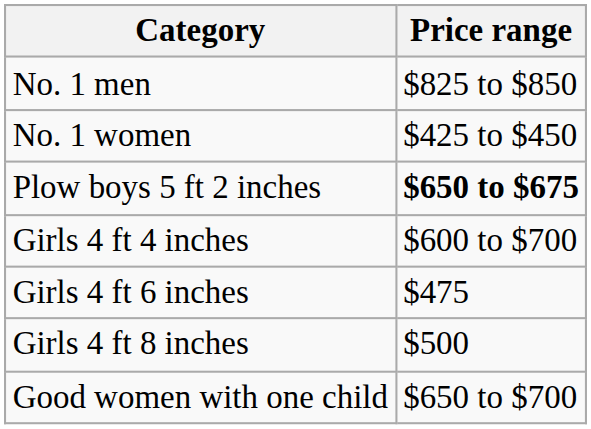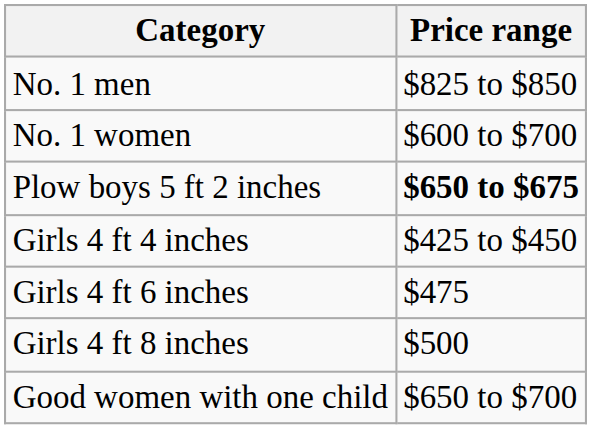(490, 135) $425 to $450 -> (490, 135) $600 to $700
(490, 239) $600 to $700 -> (490, 239) $425 to $450
